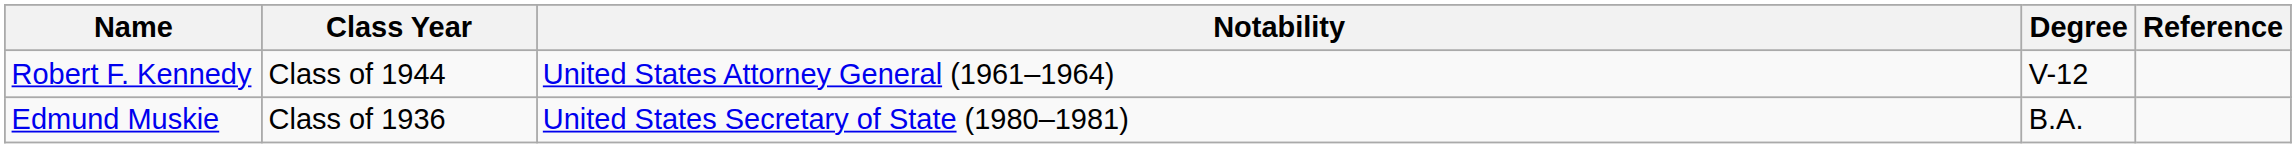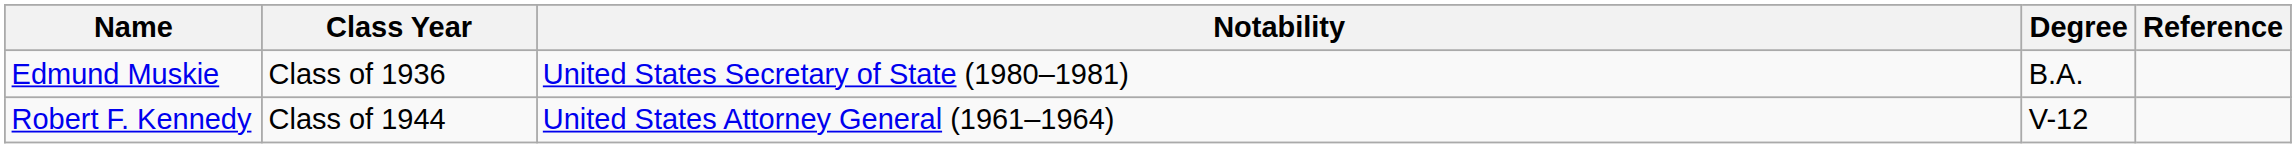rows swapped: (115, 119) <-> (132, 73)
